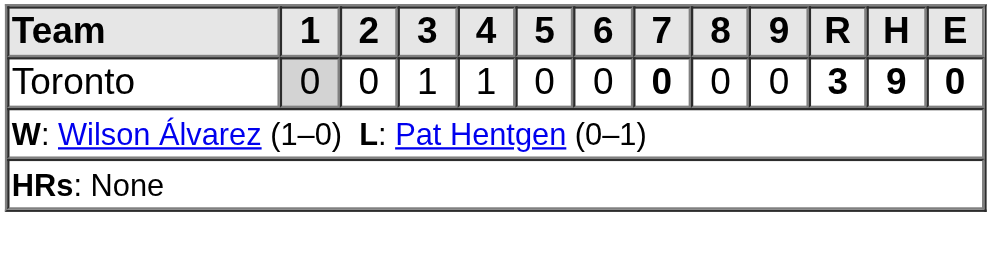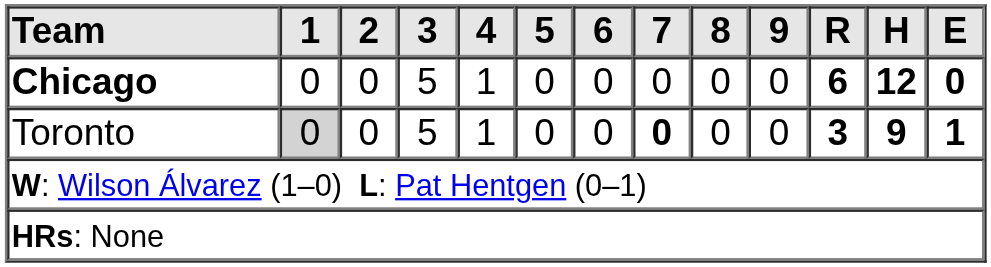+ row: (85, 81)
(427, 81) 1 -> (427, 132) 5
(955, 81) 0 -> (955, 132) 1
